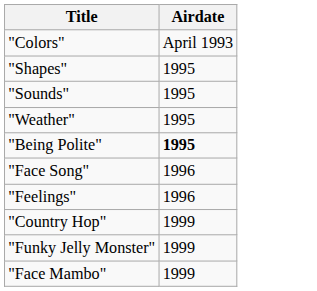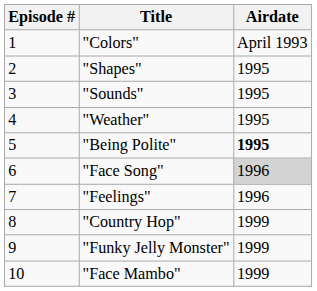+ column: (42, 17)
(179, 171) no background -> (253, 171) lightgrey background
